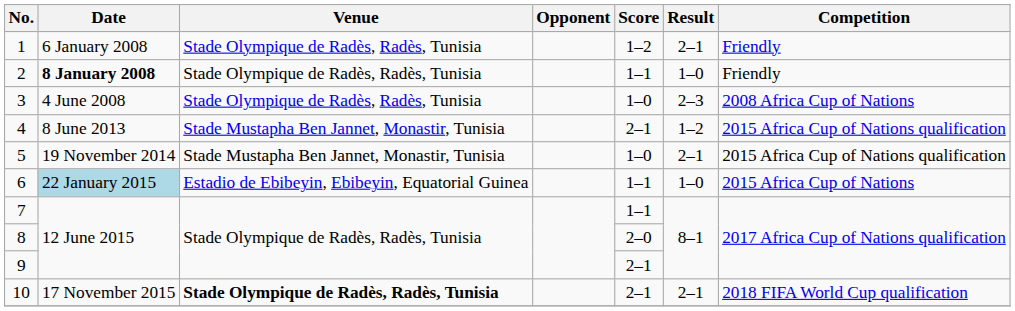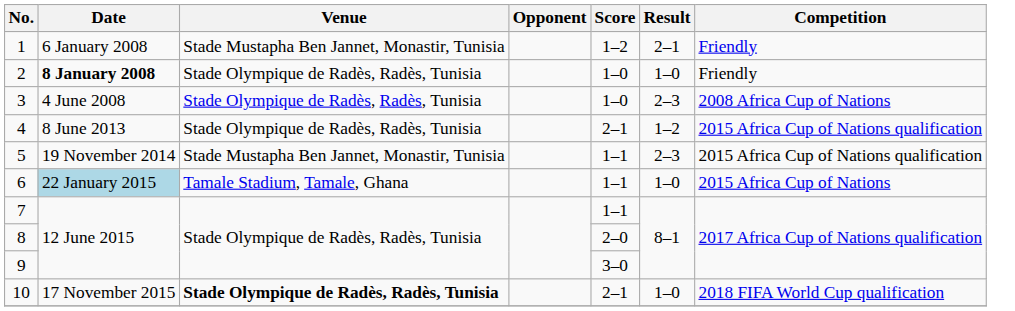(332, 45) Stade Olympique de Radès, Radès, Tunisia -> (344, 45) Stade Mustapha Ben Jannet, Monastir, Tunisia
(639, 73) 1–1 -> (615, 73) 1–0
(344, 127) Stade Mustapha Ben Jannet, Monastir, Tunisia -> (332, 127) Stade Olympique de Radès, Radès, Tunisia
(639, 155) 1–0 -> (615, 155) 1–1
(691, 155) 2–1 -> (667, 155) 2–3
(356, 182) Estadio de Ebibeyin, Ebibeyin, Equatorial Guinea -> (296, 182) Tamale Stadium, Tamale, Ghana
(639, 264) 2–1 -> (615, 264) 3–0
(691, 292) 2–1 -> (667, 292) 1–0
